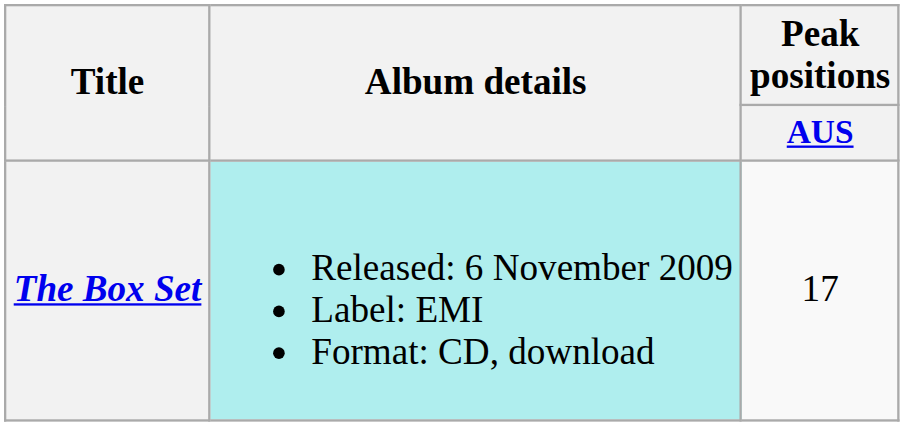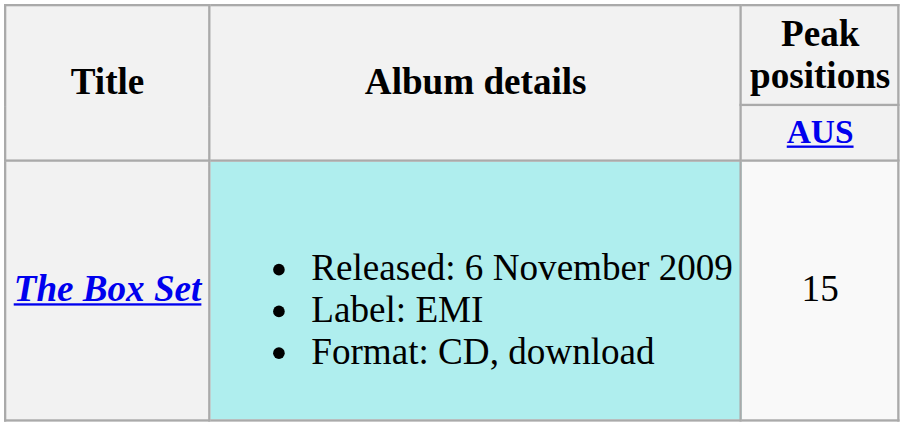(820, 289) 17 -> (820, 289) 15
